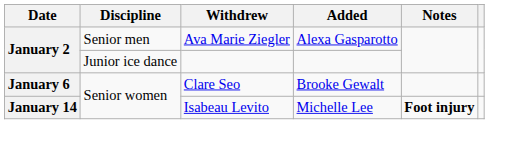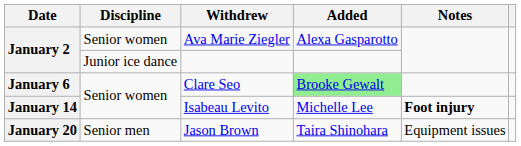(117, 38) Senior men -> (125, 38) Senior women
(340, 84) no background -> (340, 84) lightgreen background
+ row: (221, 130)
